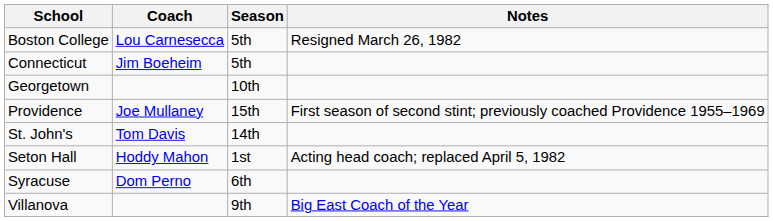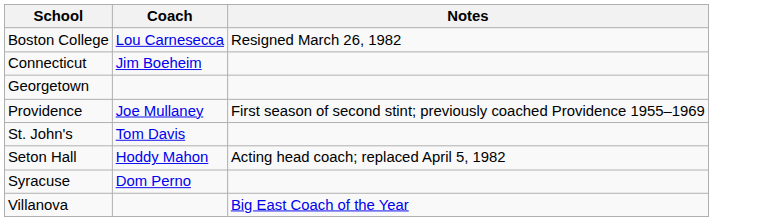- column: (257, 16)
